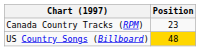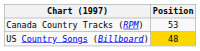(173, 25) 23 -> (173, 25) 53
